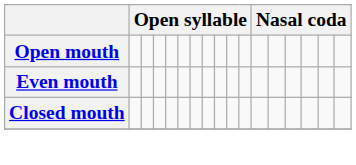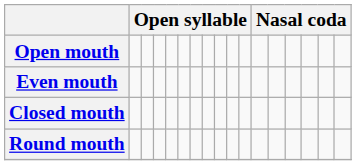+ row: (67, 143)
